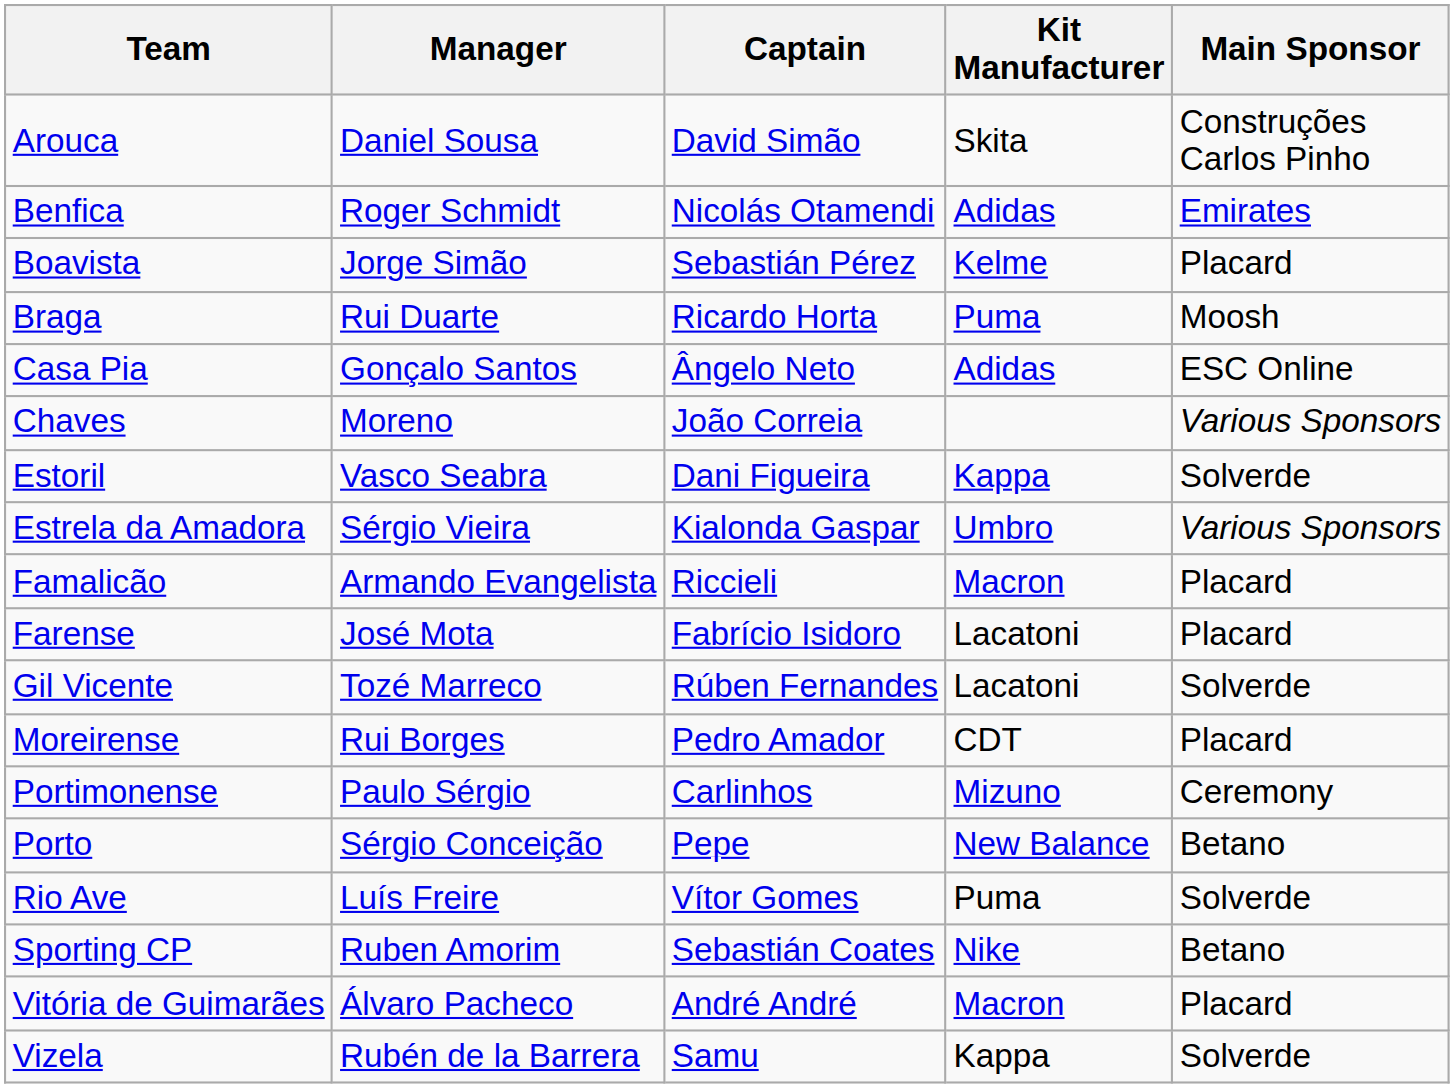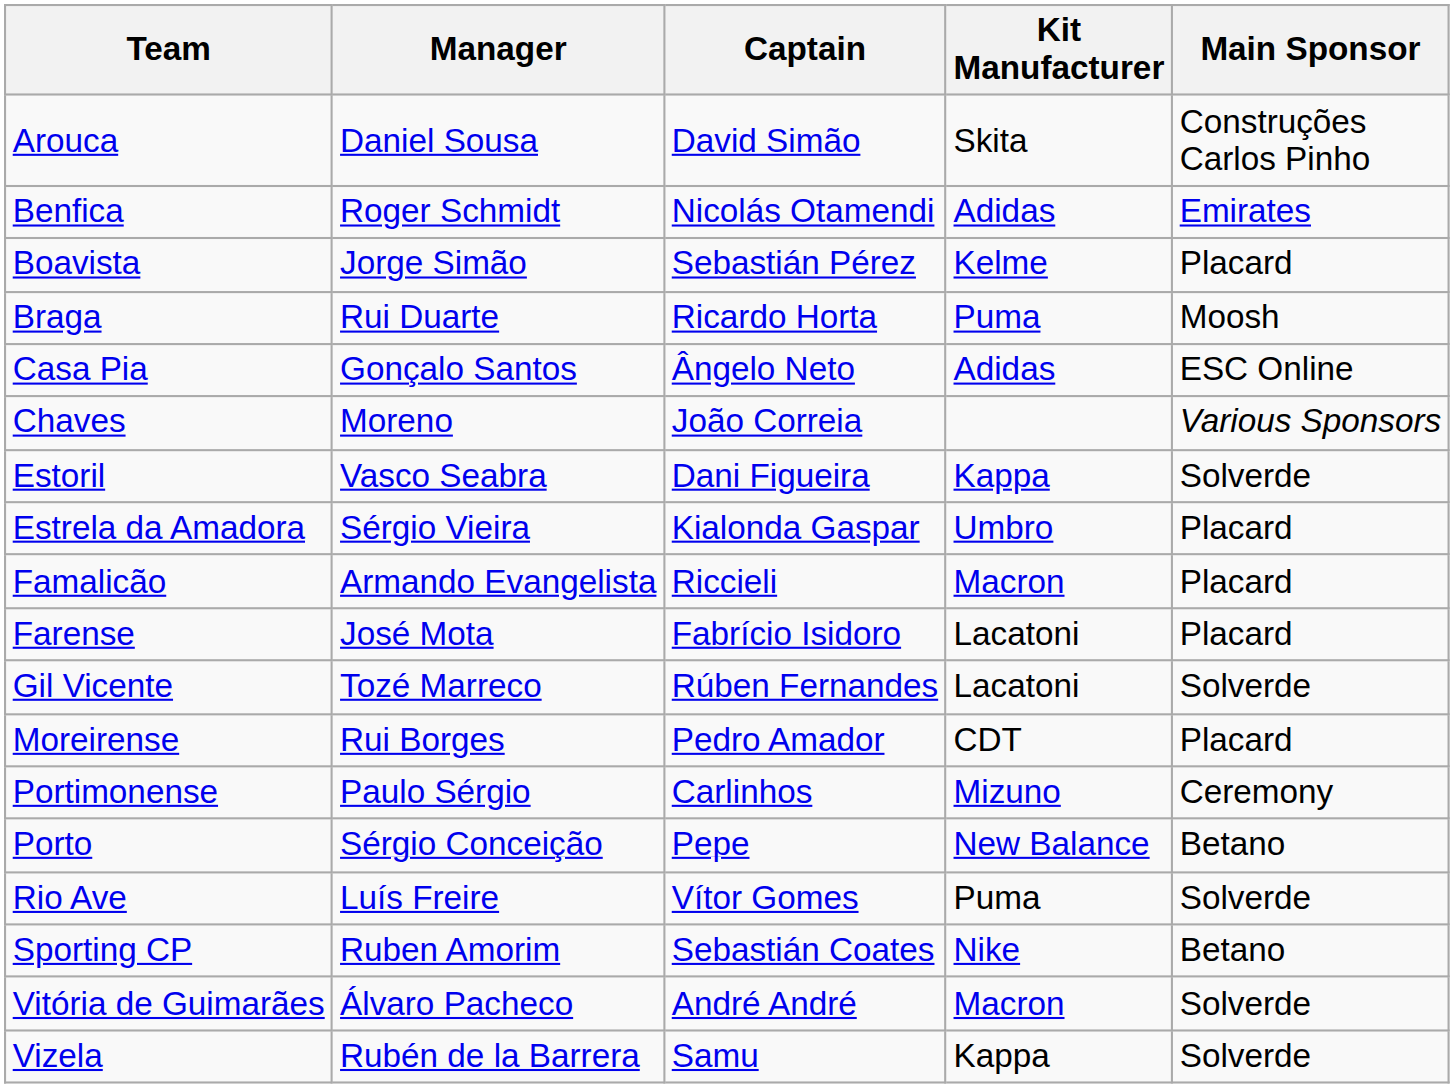(1310, 528) Various Sponsors -> (1236, 528) Placard
(1236, 1003) Placard -> (1245, 1003) Solverde
